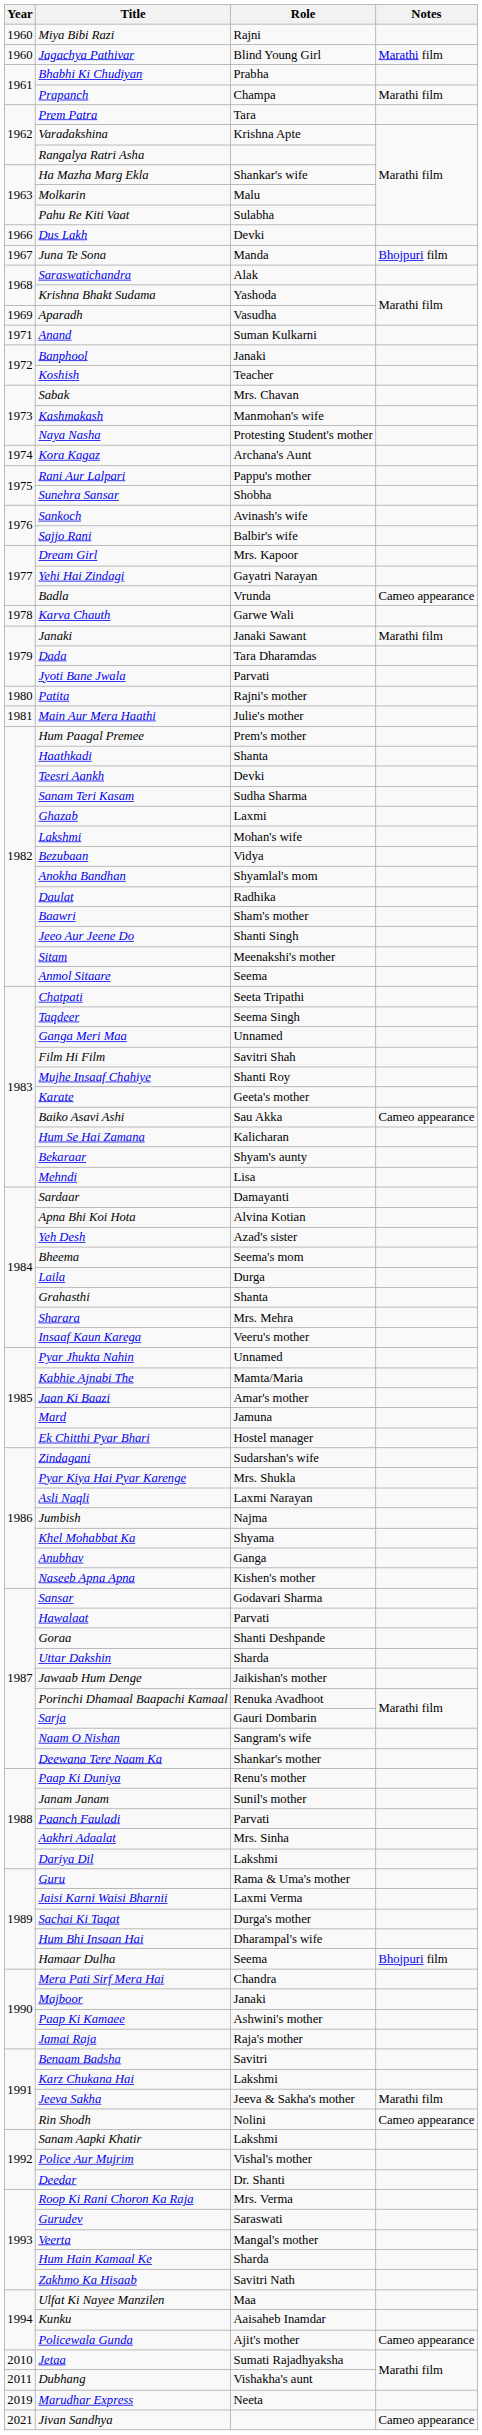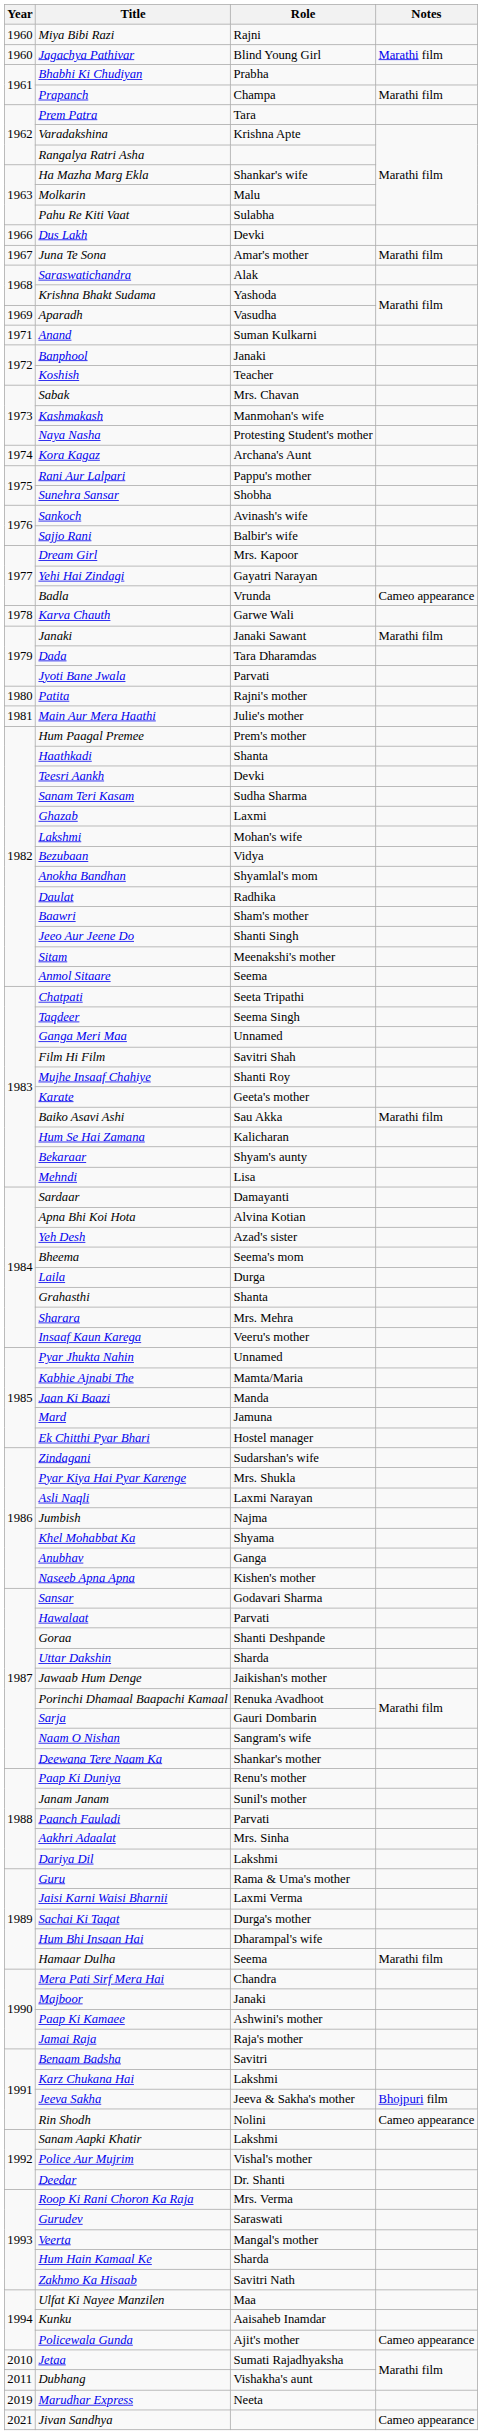(251, 255) Manda -> (271, 255) Amar's mother
(413, 255) Bhojpuri film -> (411, 255) Marathi film
(426, 1117) Cameo appearance -> (411, 1117) Marathi film
(271, 1397) Amar's mother -> (251, 1397) Manda
(413, 1959) Bhojpuri film -> (411, 1959) Marathi film
(411, 2099) Marathi film -> (413, 2099) Bhojpuri film
